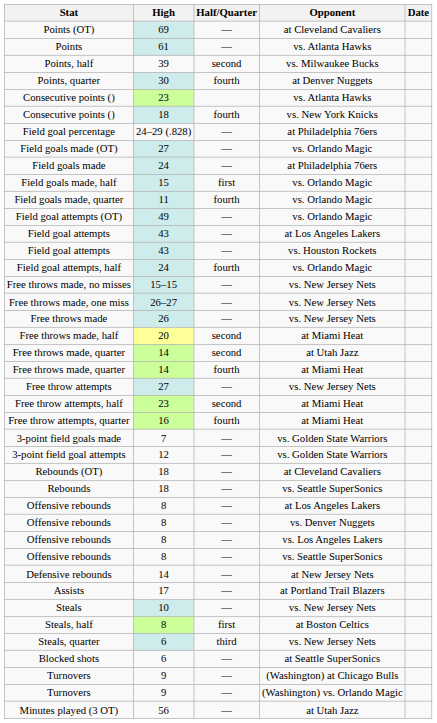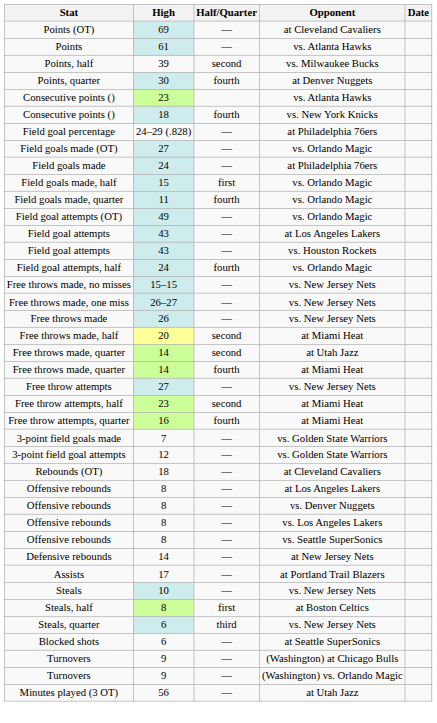- row: (69, 489)
